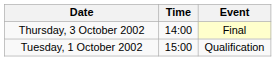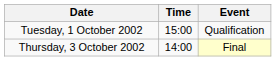rows swapped: (82, 47) <-> (82, 30)
